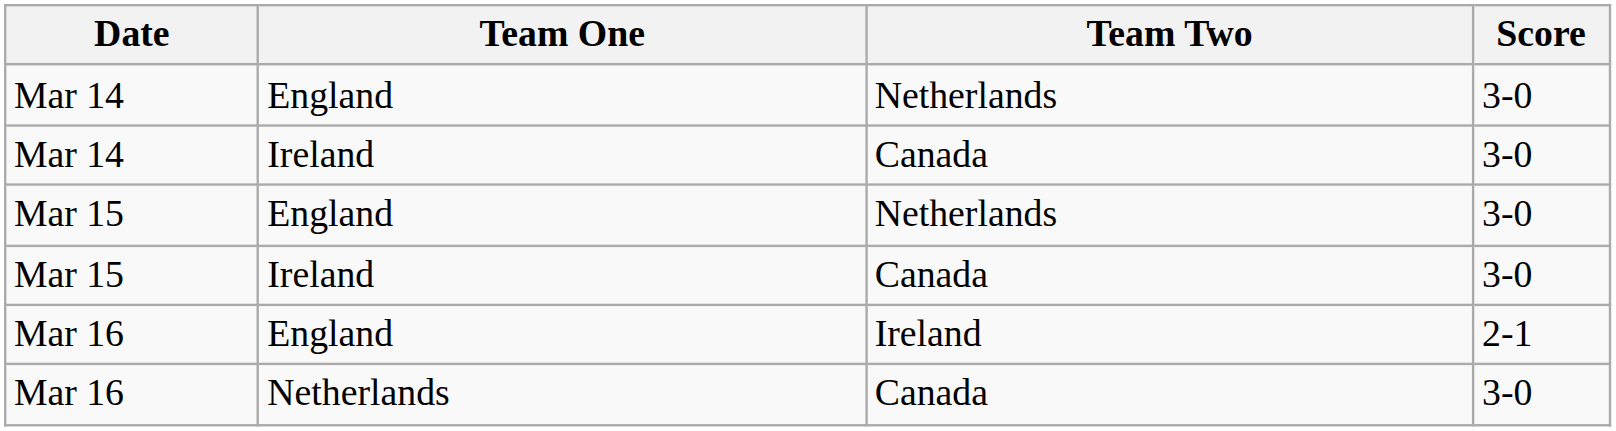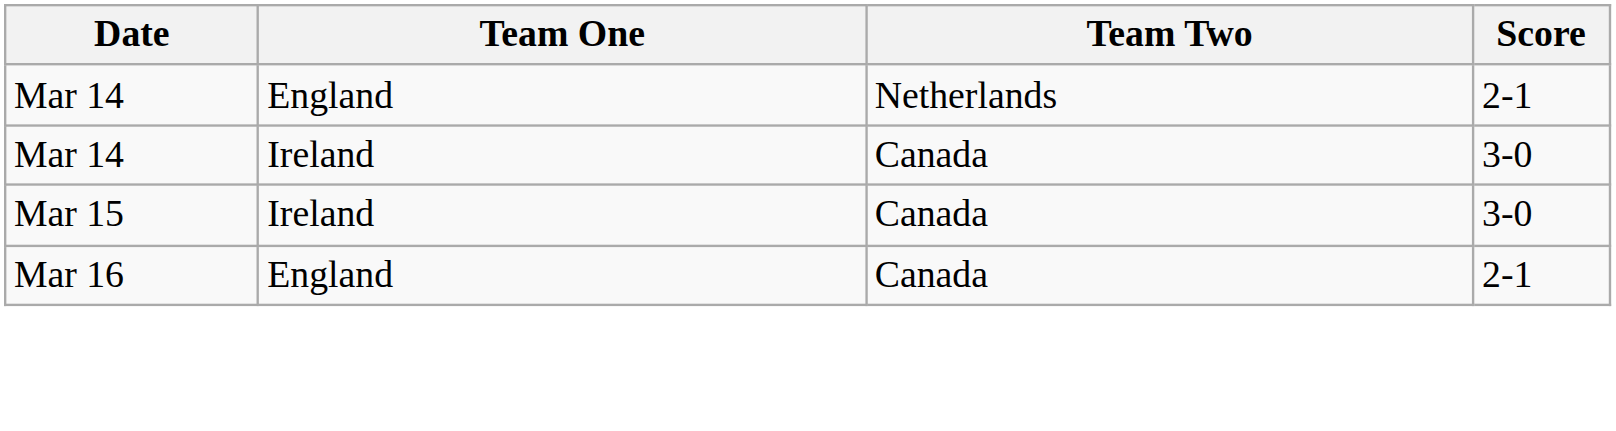(1507, 94) 3-0 -> (1507, 94) 2-1
- row: (69, 214)
(928, 333) Ireland -> (931, 273) Canada
- row: (69, 393)
